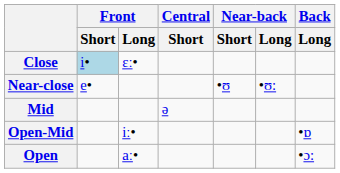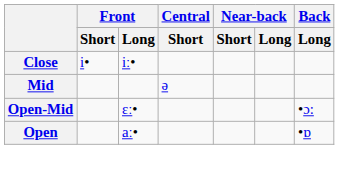(85, 62) lightblue background -> (85, 62) no background
(130, 62) ɛː• -> (129, 62) iː•
- row: (41, 86)
(129, 132) iː• -> (130, 109) ɛː•
(305, 132) •ɒ -> (306, 109) •ɔ:
(306, 156) •ɔ: -> (304, 132) •ɒ
